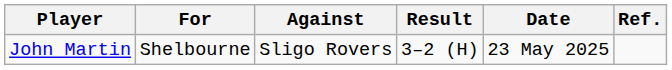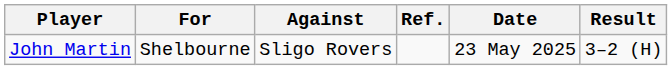columns swapped: (440, 20) <-> (640, 20)
